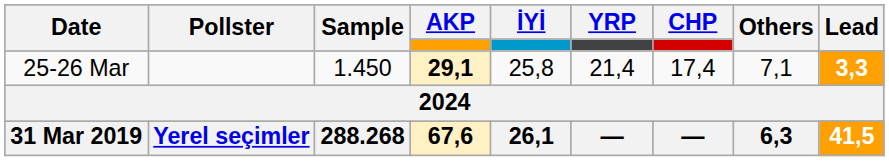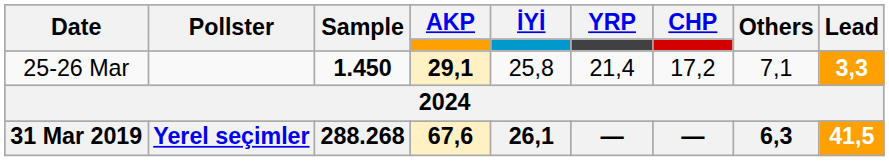(363, 67) normal -> (363, 67) bold
(693, 67) 17,4 -> (693, 67) 17,2
